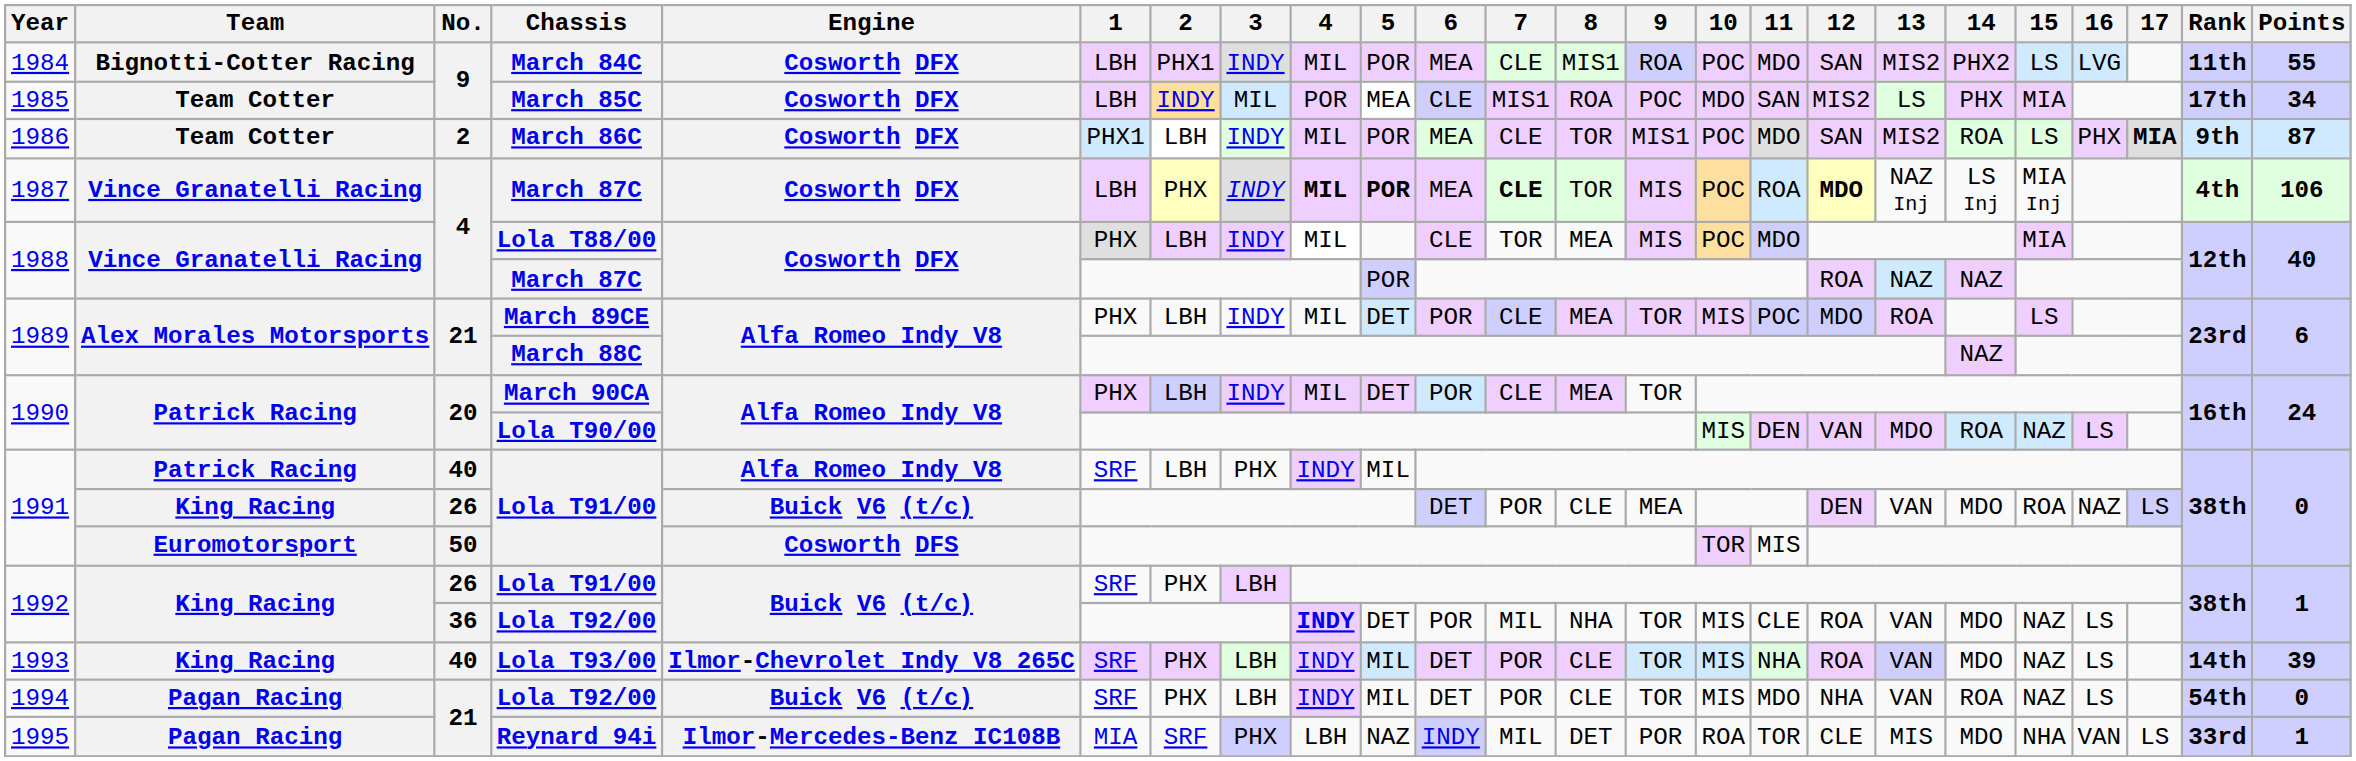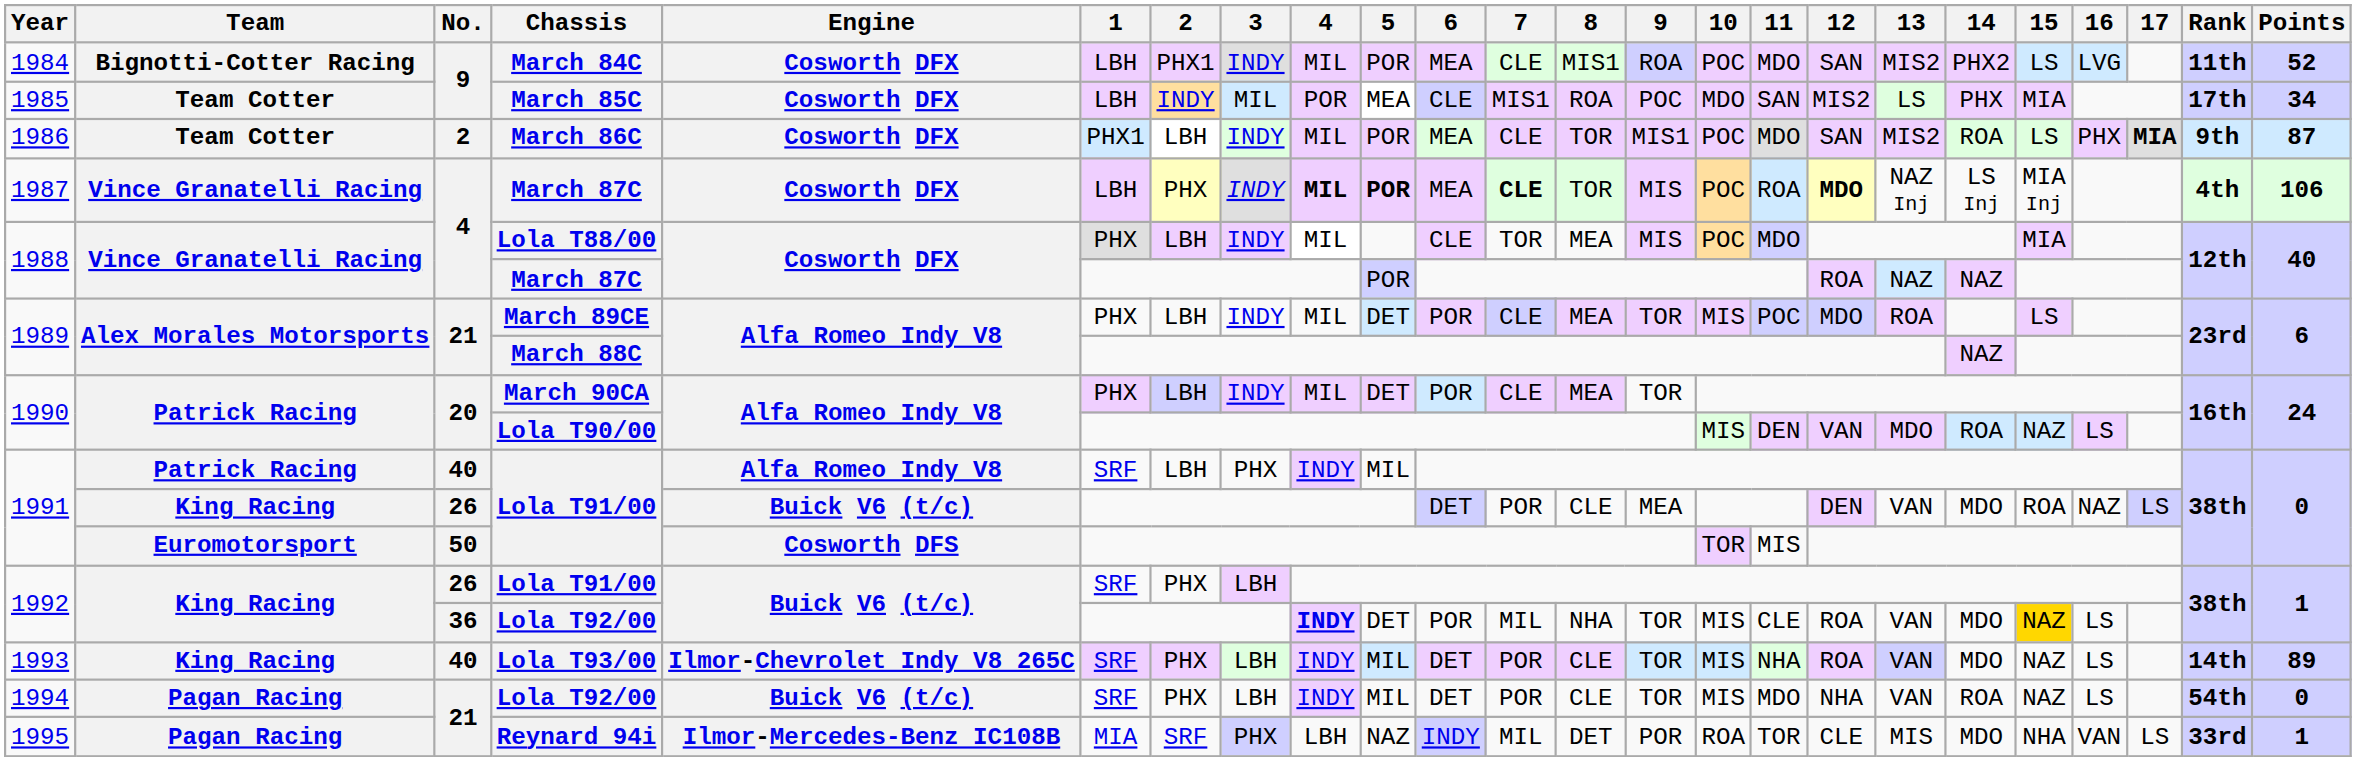(2302, 62) 55 -> (2302, 62) 52
(2044, 622) no background -> (2044, 622) gold background
(2302, 660) 39 -> (2302, 660) 89
